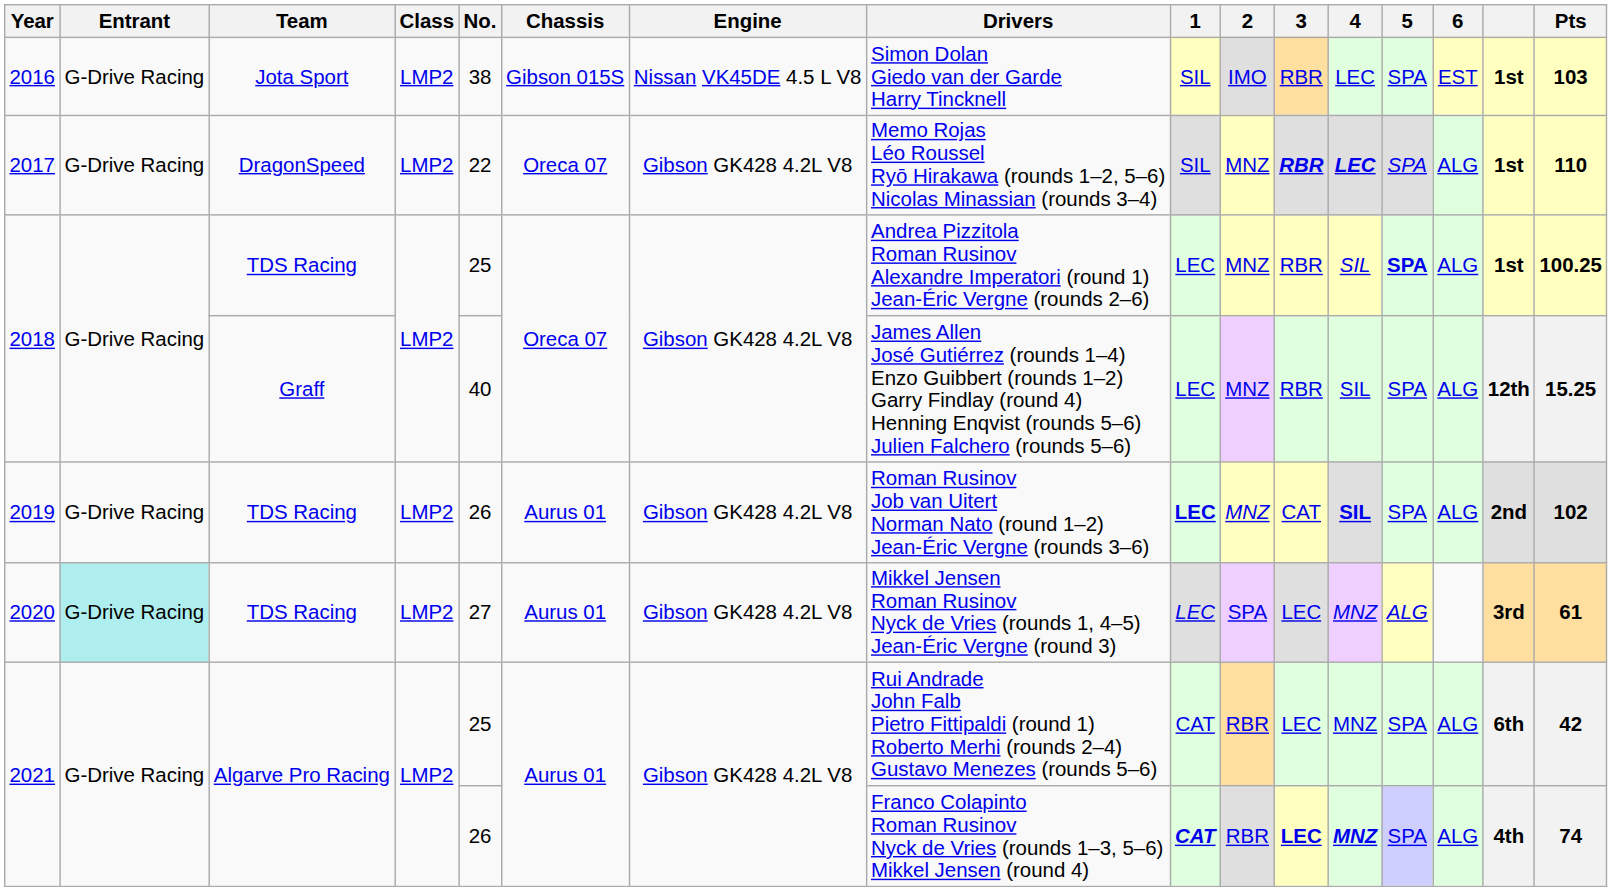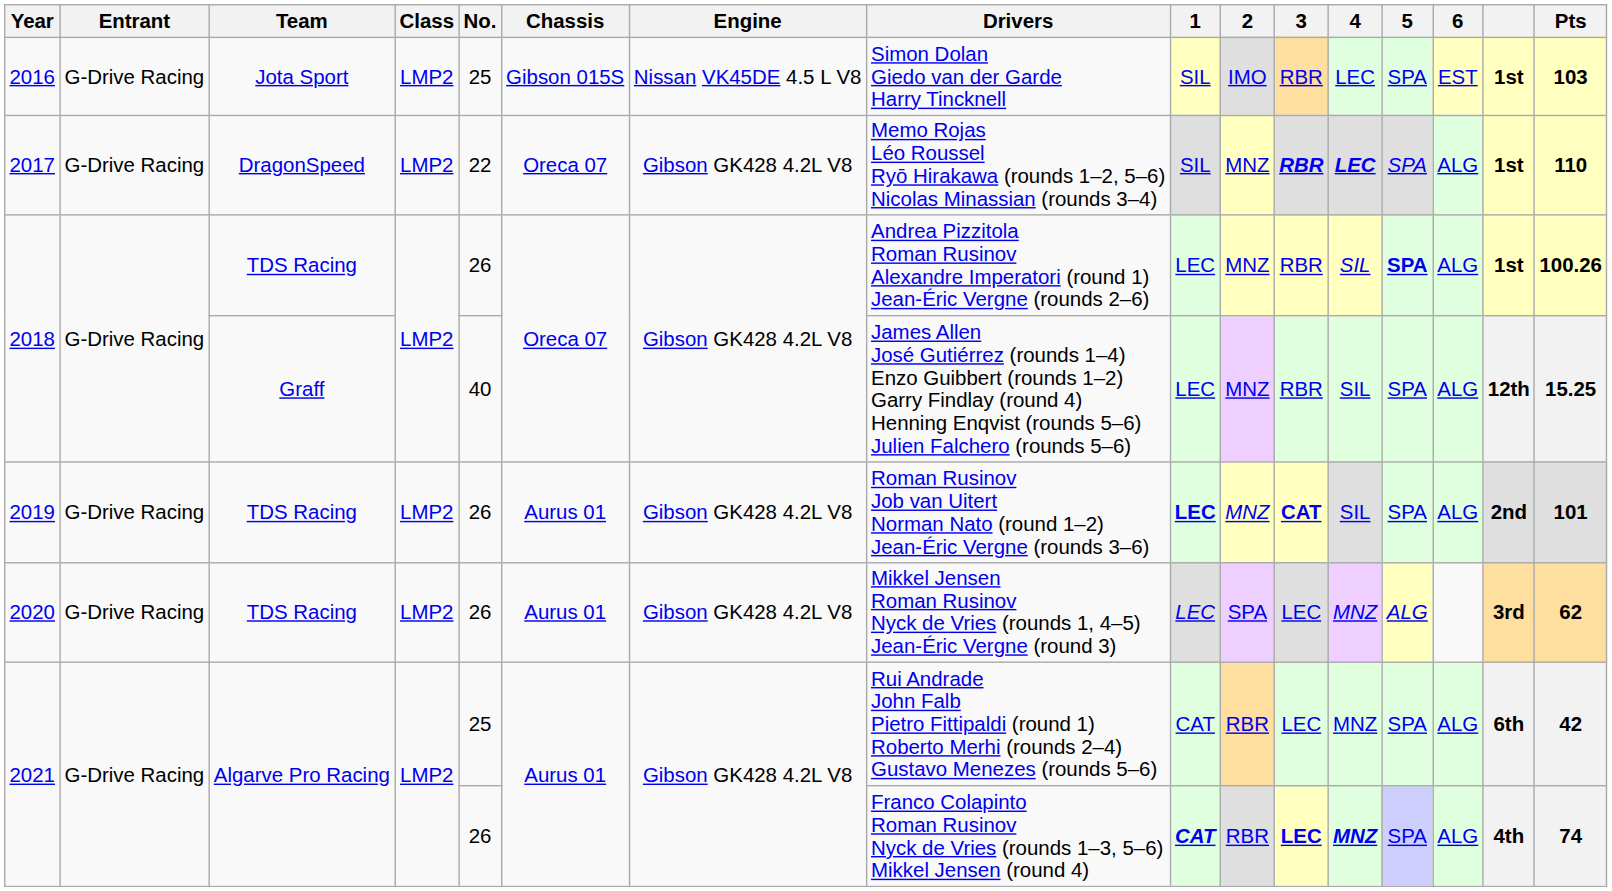(480, 76) 38 -> (480, 76) 25
(480, 266) 25 -> (480, 266) 26
(1571, 266) 100.25 -> (1571, 266) 100.26
(1301, 512) normal -> (1301, 512) bold
(1355, 512) bold -> (1355, 512) normal
(1571, 512) 102 -> (1571, 512) 101
(134, 613) paleturquoise background -> (134, 613) no background
(480, 613) 27 -> (480, 613) 26
(1571, 613) 61 -> (1571, 613) 62
